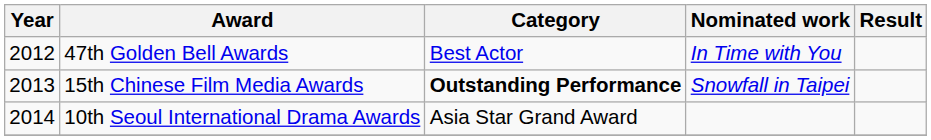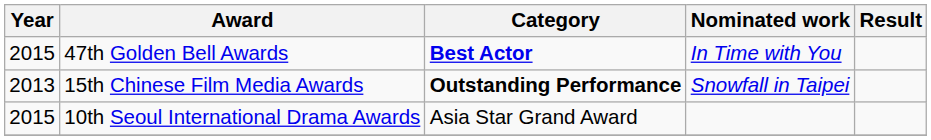(32, 53) 2012 -> (32, 53) 2015
(476, 53) normal -> (481, 53) bold
(32, 118) 2014 -> (32, 118) 2015
